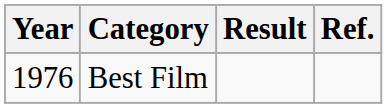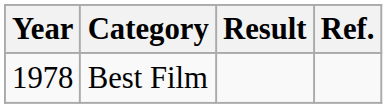(43, 77) 1976 -> (43, 77) 1978
